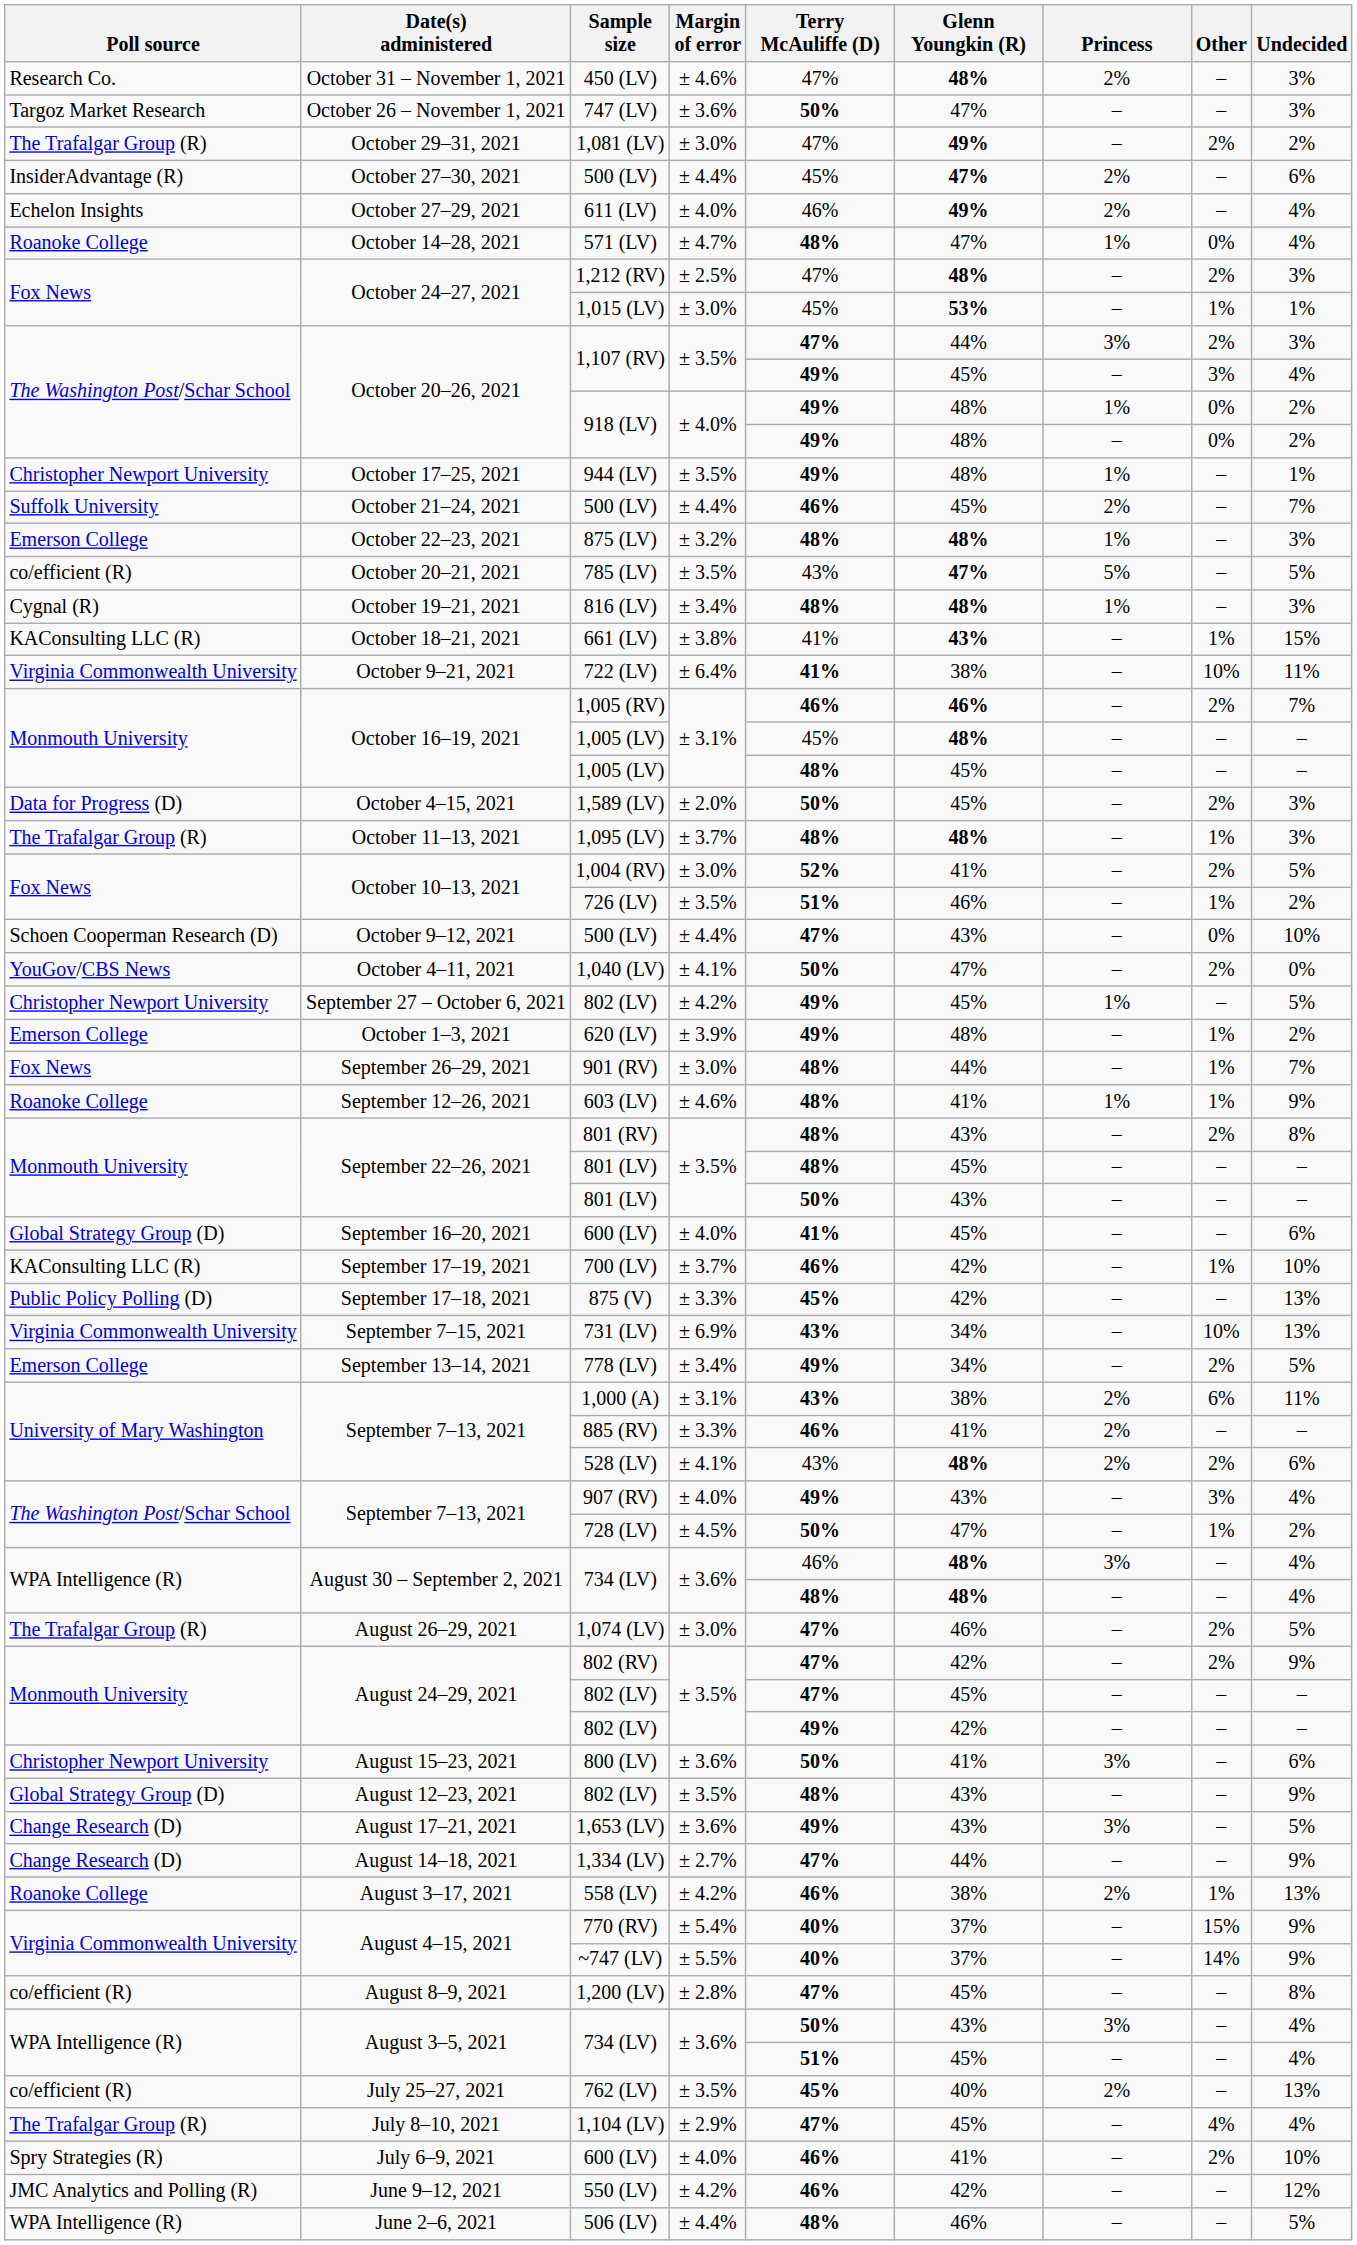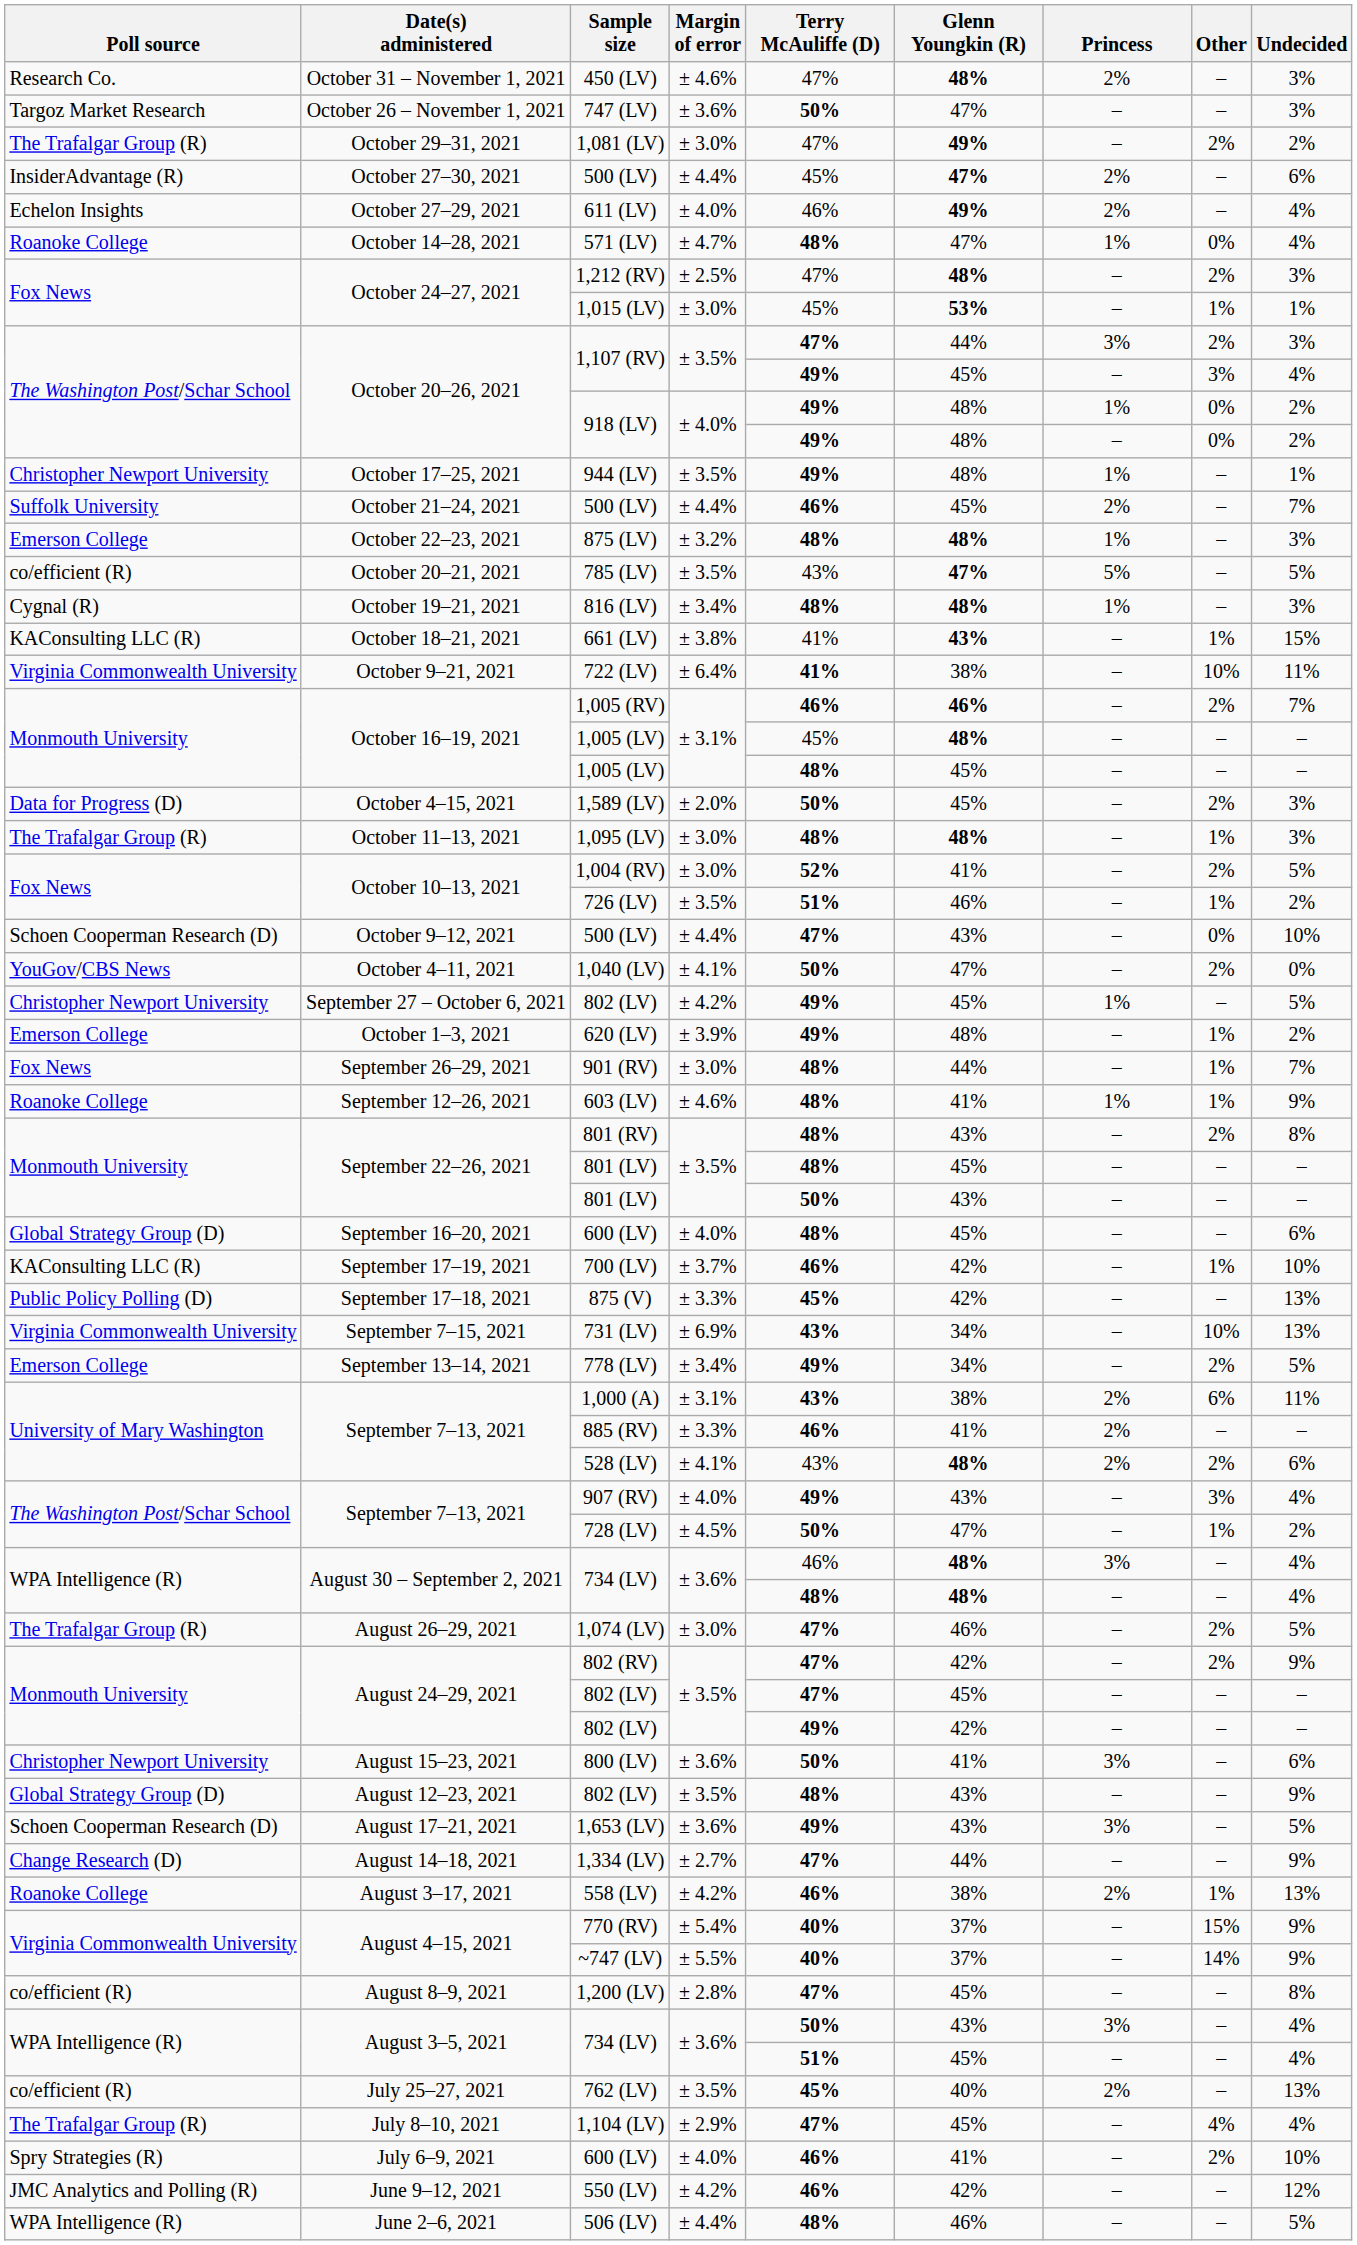(708, 837) ± 3.7% -> (708, 837) ± 3.0%
(820, 1233) 41% -> (820, 1233) 48%
(95, 1827) Change Research (D) -> (144, 1827) Schoen Cooperman Research (D)
